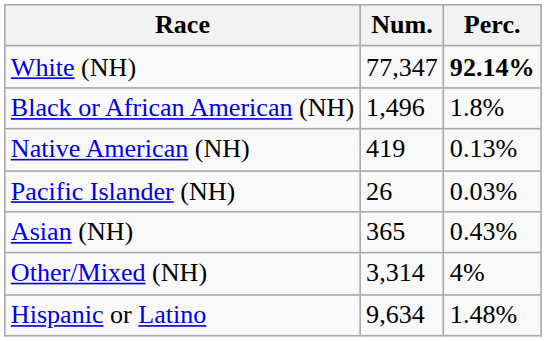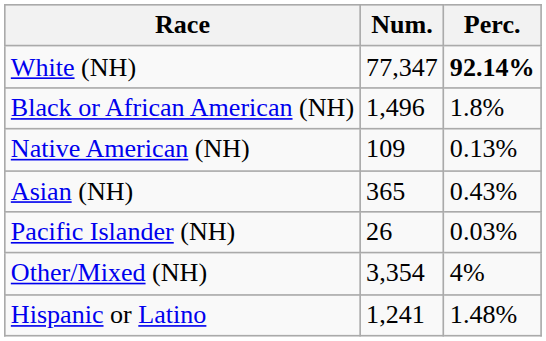(386, 149) 419 -> (386, 149) 109
rows swapped: (72, 231) <-> (123, 190)
(395, 273) 3,314 -> (395, 273) 3,354
(395, 314) 9,634 -> (395, 314) 1,241
